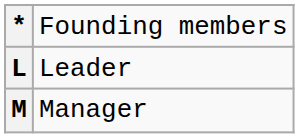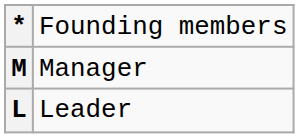rows swapped: (19, 110) <-> (19, 68)
